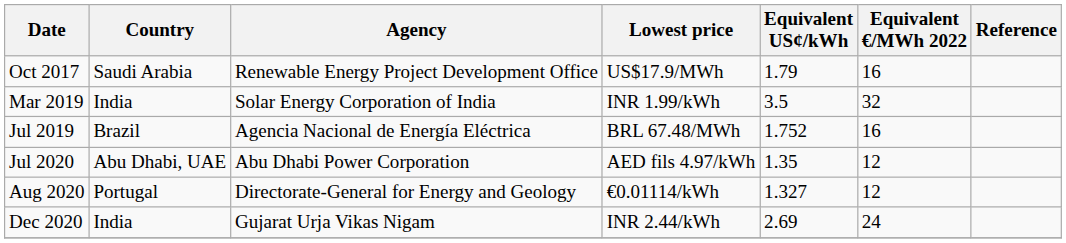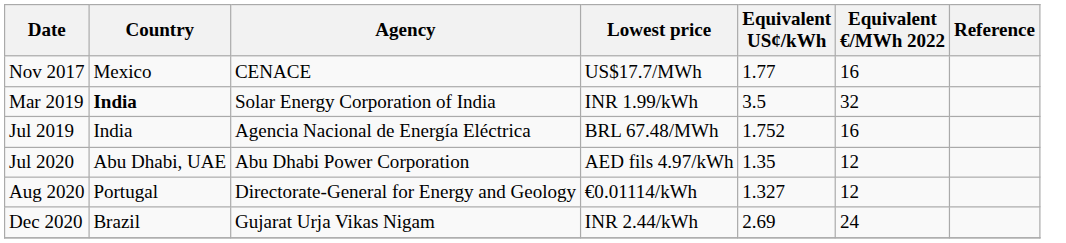- row: (44, 71)
+ row: (47, 71)
(113, 101) normal -> (115, 101) bold
(117, 131) Brazil -> (113, 131) India
(113, 222) India -> (117, 222) Brazil
